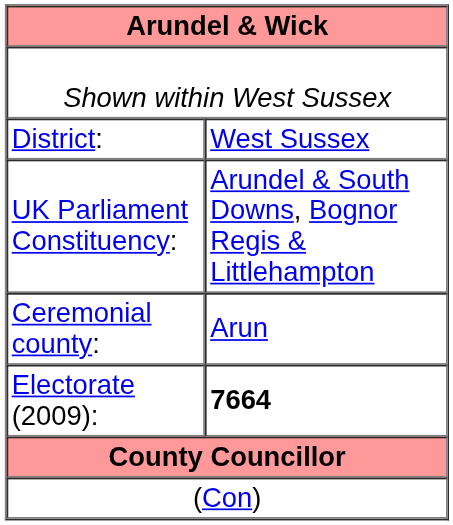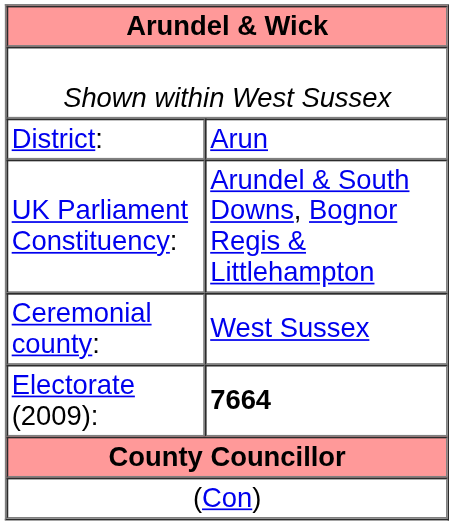(290, 138) West Sussex -> (239, 138) Arun
(239, 328) Arun -> (290, 328) West Sussex
